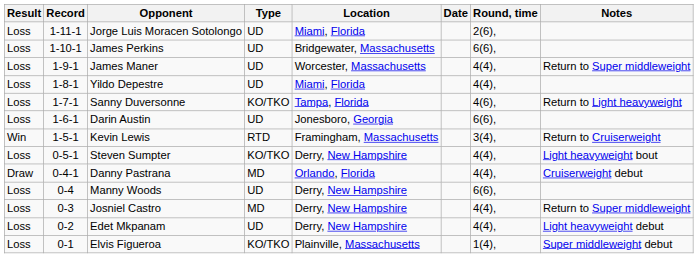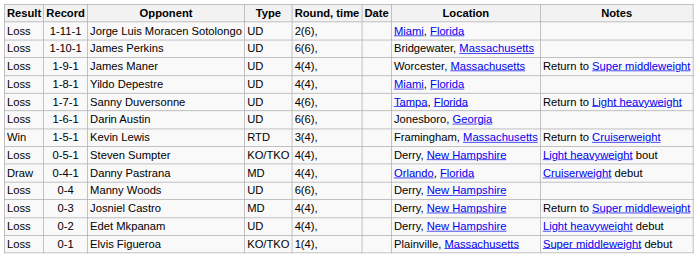columns swapped: (505, 13) <-> (367, 13)
(268, 102) KO/TKO -> (255, 102) UD
